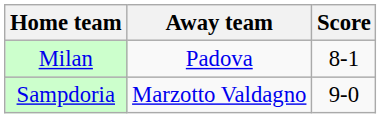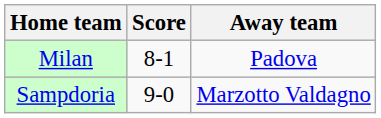columns swapped: (344, 22) <-> (219, 22)
